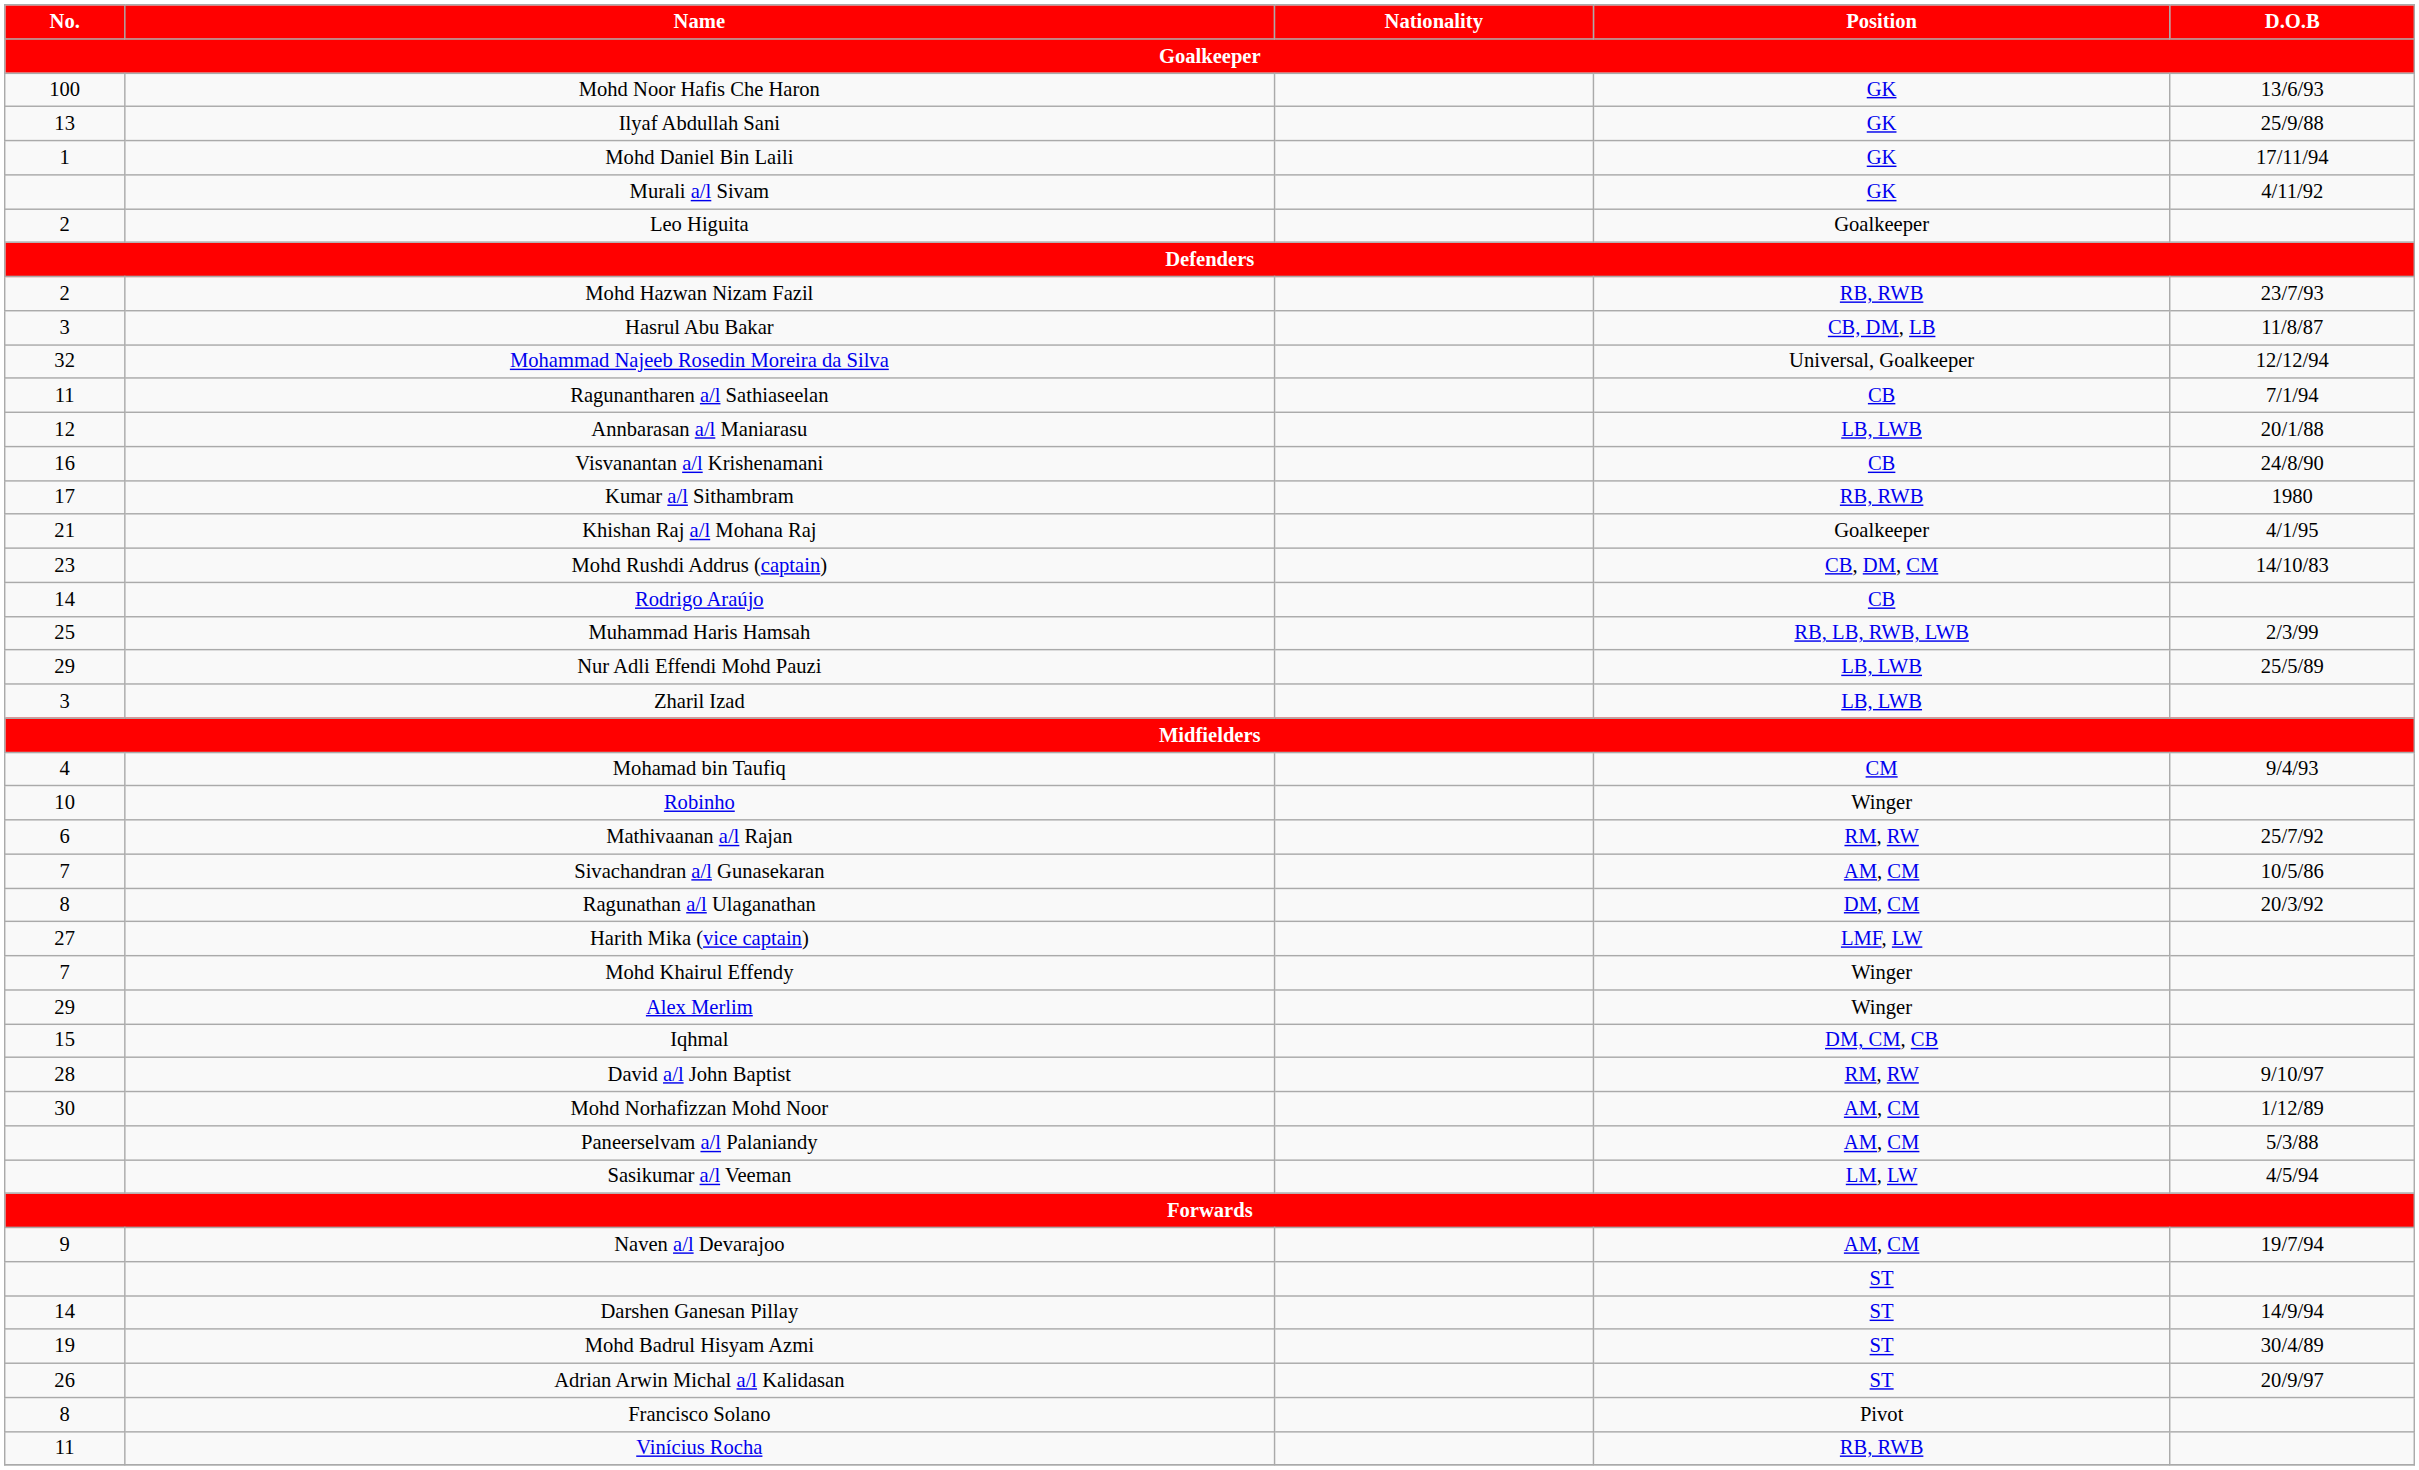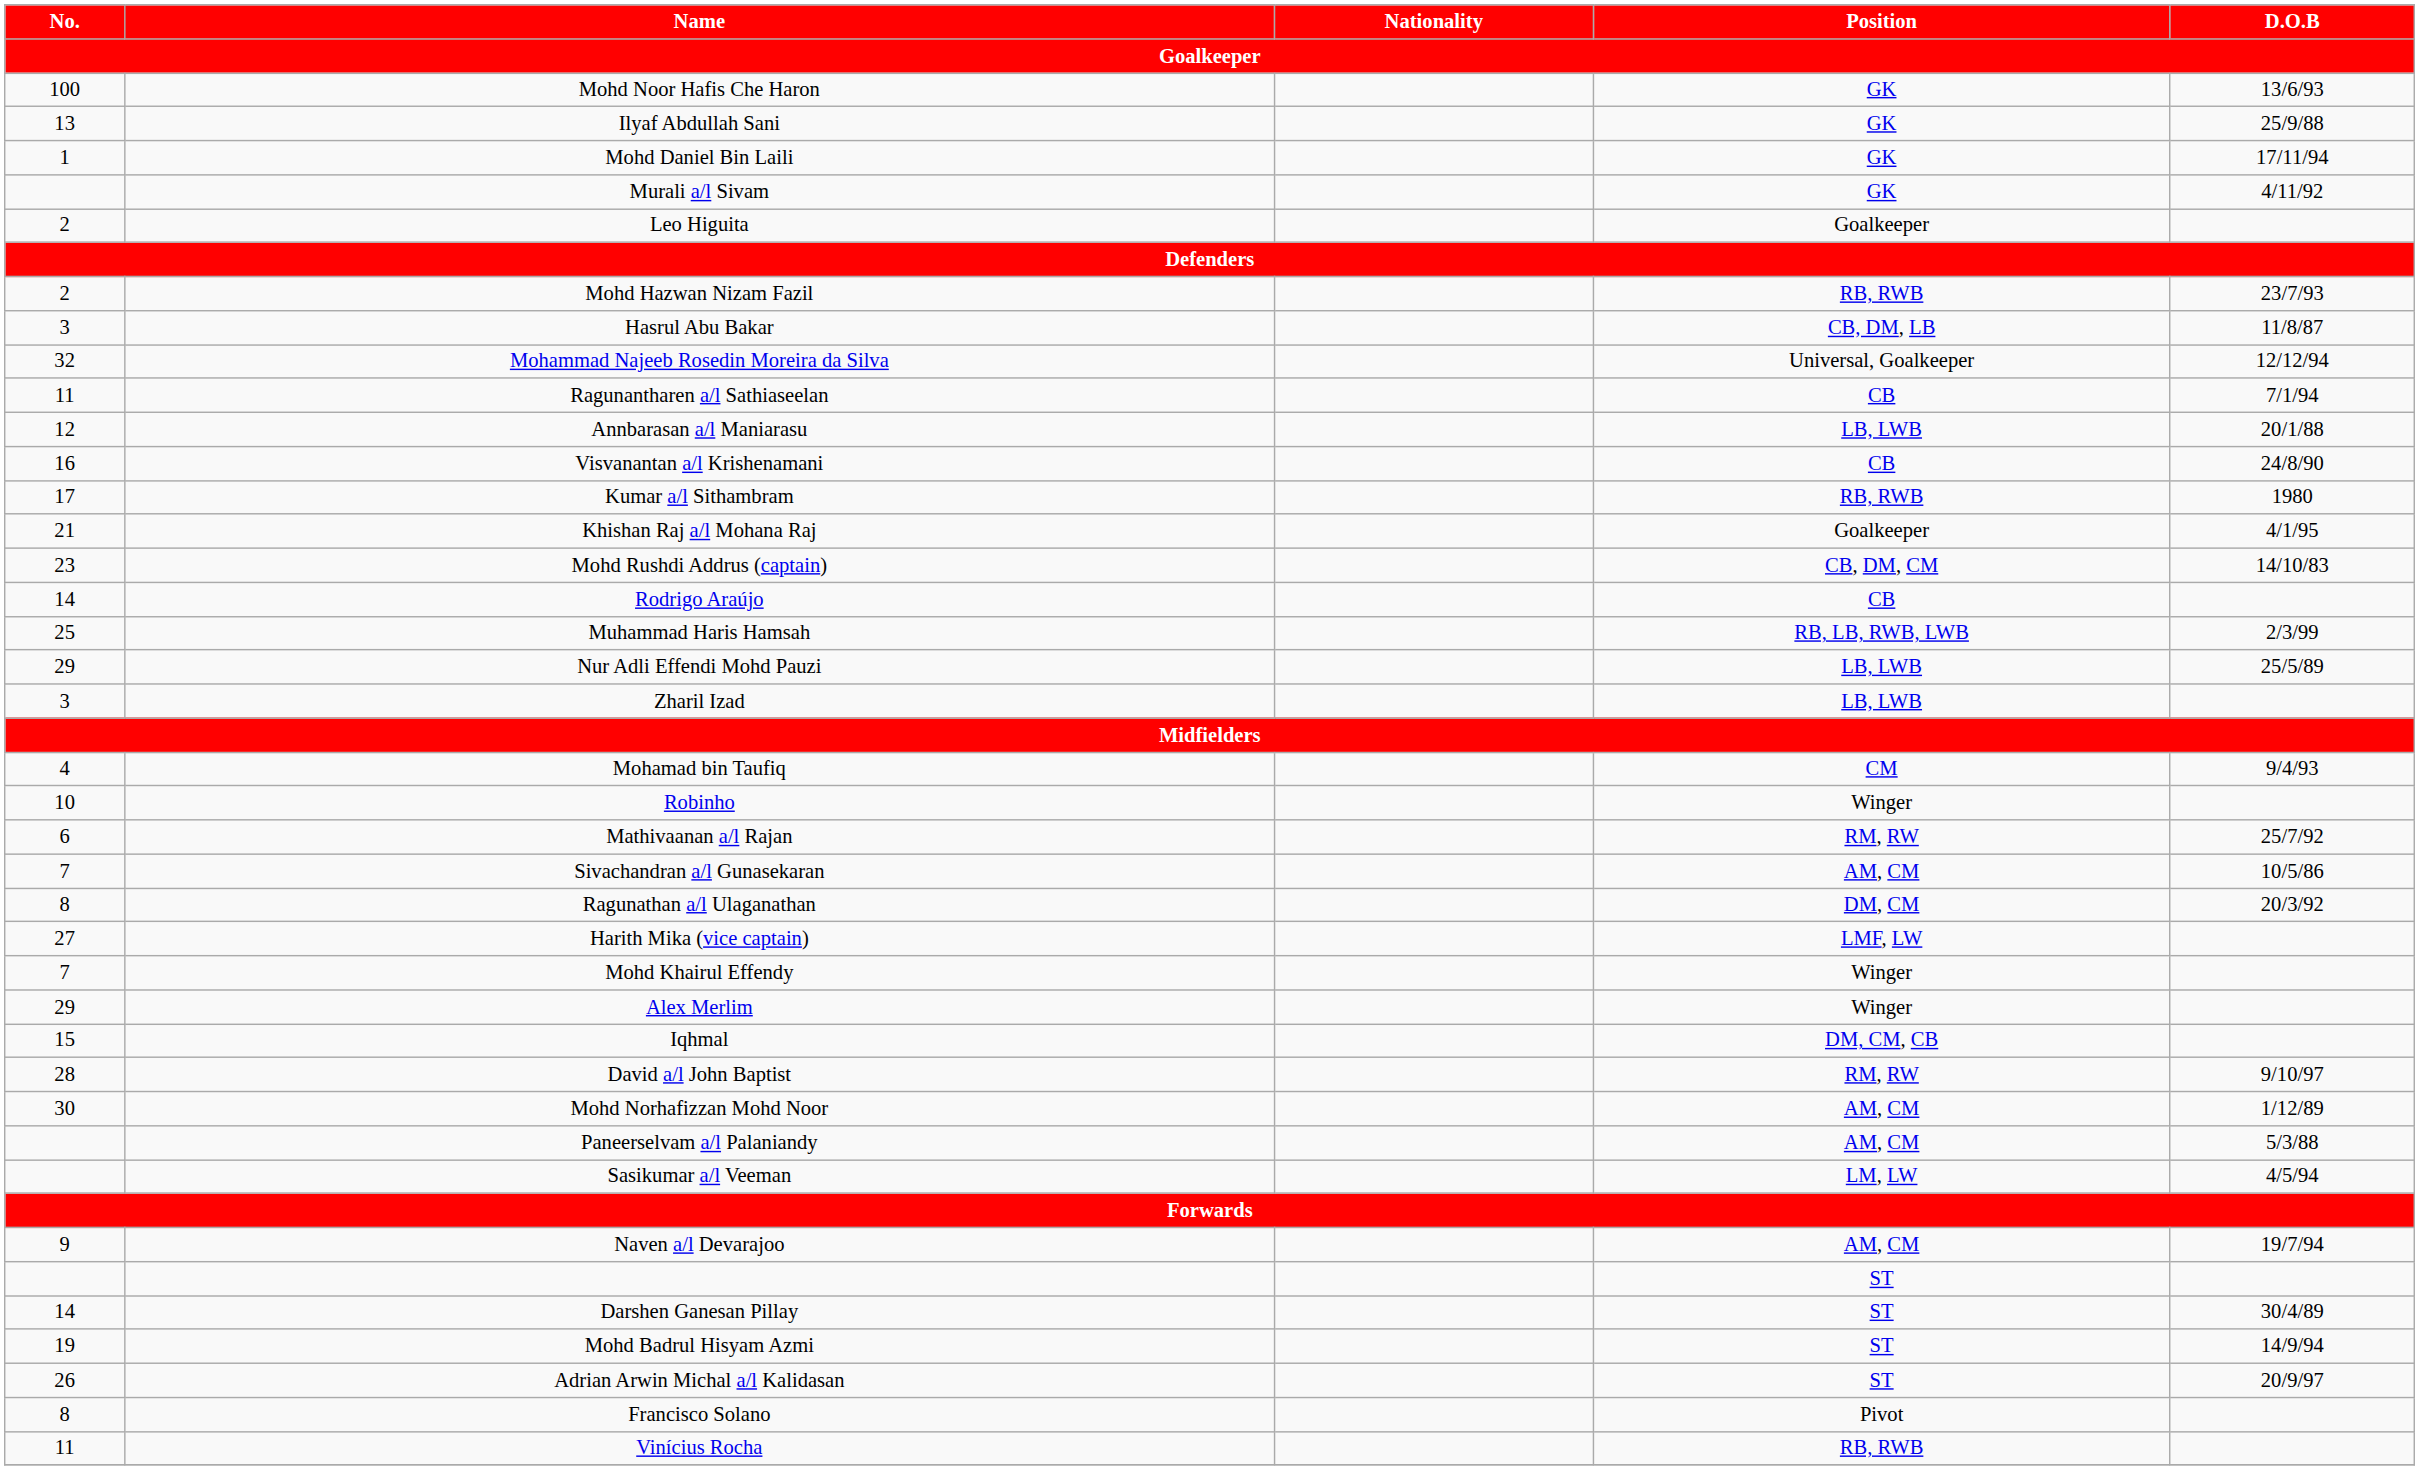(2292, 1312) 14/9/94 -> (2292, 1312) 30/4/89
(2292, 1346) 30/4/89 -> (2292, 1346) 14/9/94
